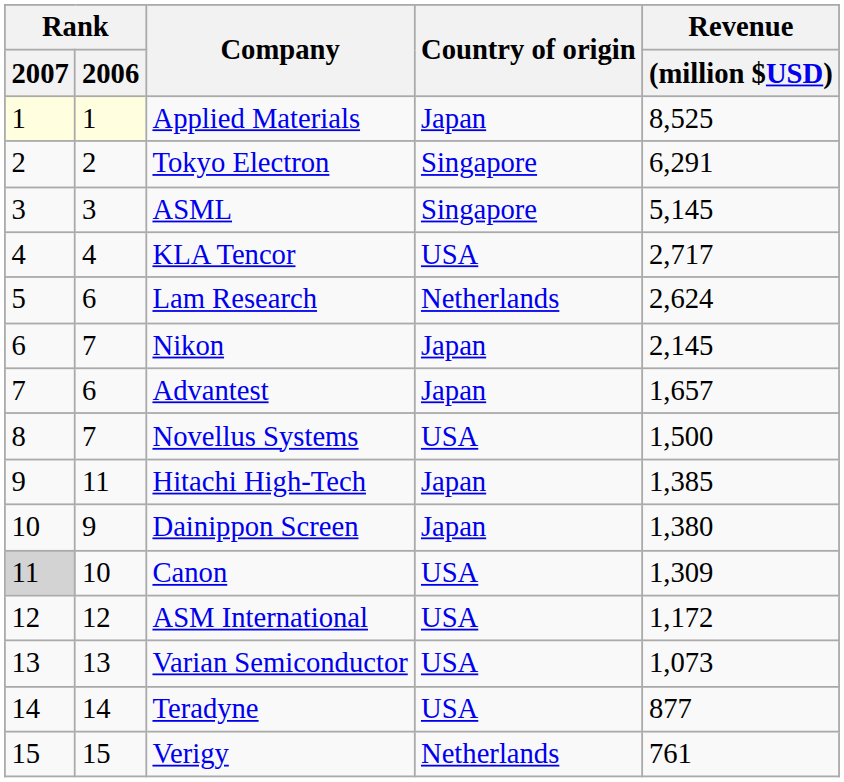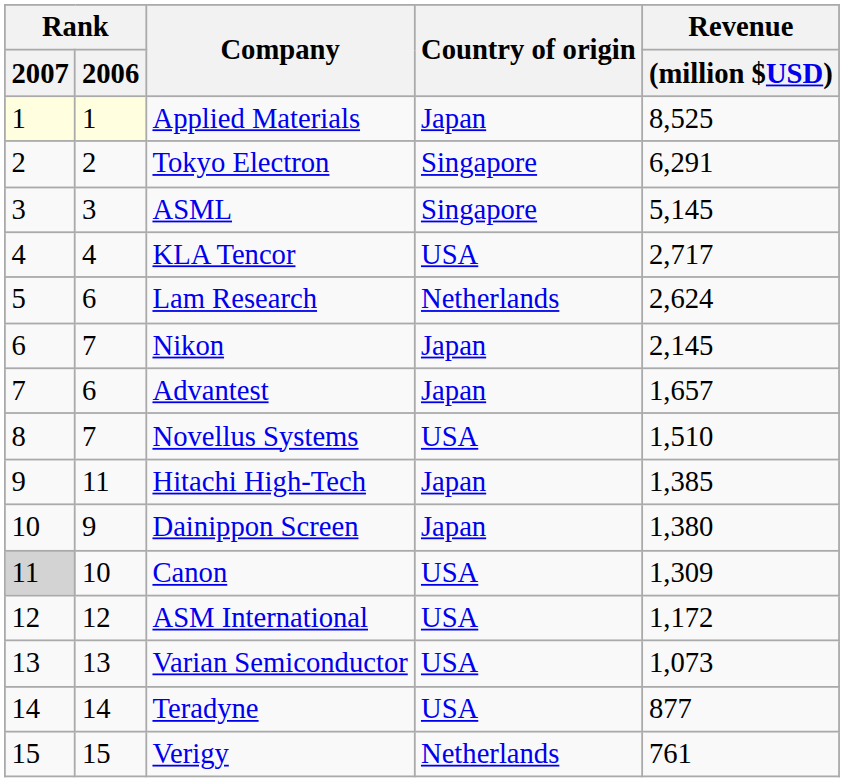(681, 436) 1,500 -> (681, 436) 1,510
